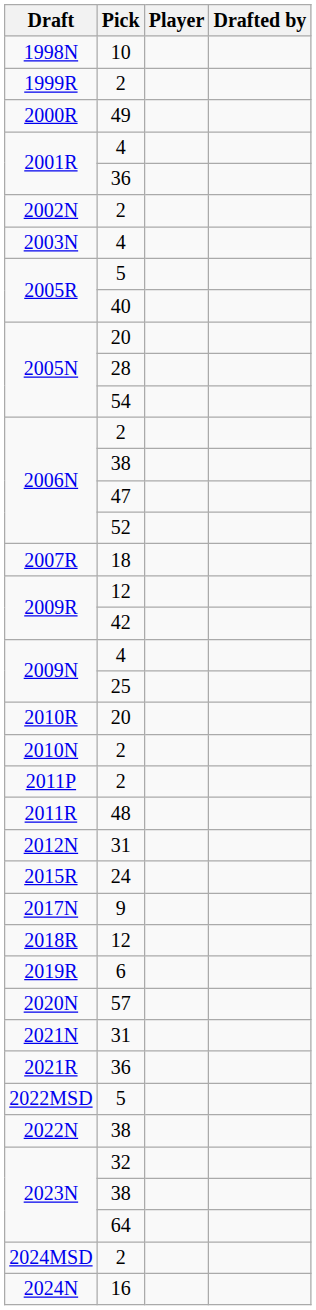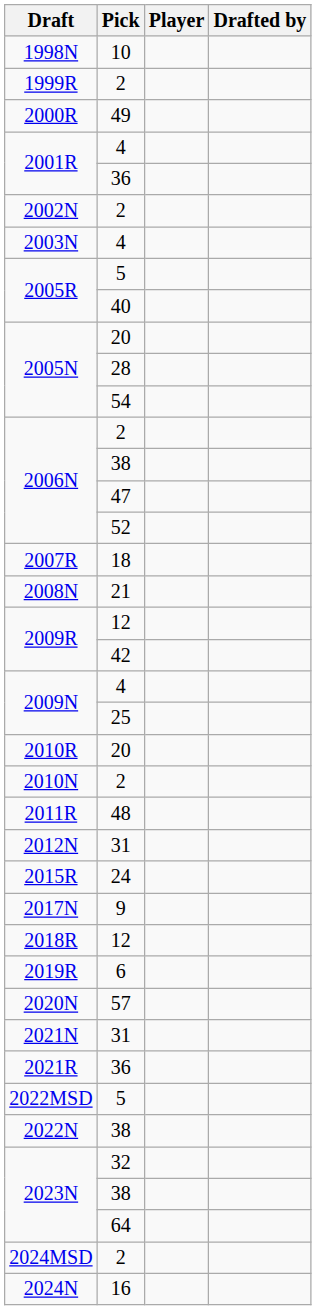+ row: (51, 591)
- row: (51, 781)
